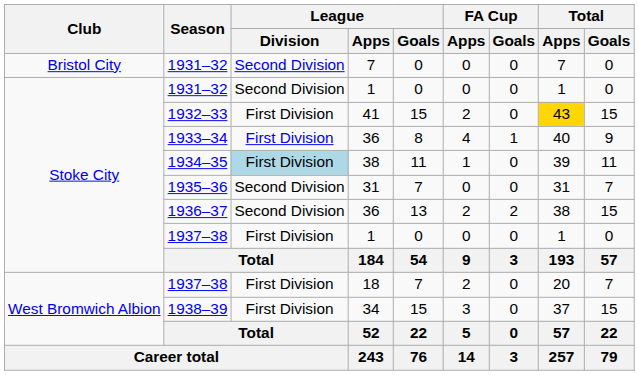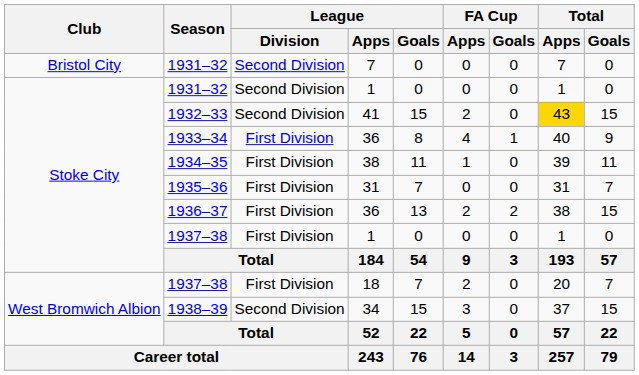(290, 114) First Division -> (290, 114) Second Division
(290, 162) lightblue background -> (290, 162) no background
(290, 187) Second Division -> (290, 187) First Division
(290, 211) Second Division -> (290, 211) First Division
(290, 308) First Division -> (290, 308) Second Division
